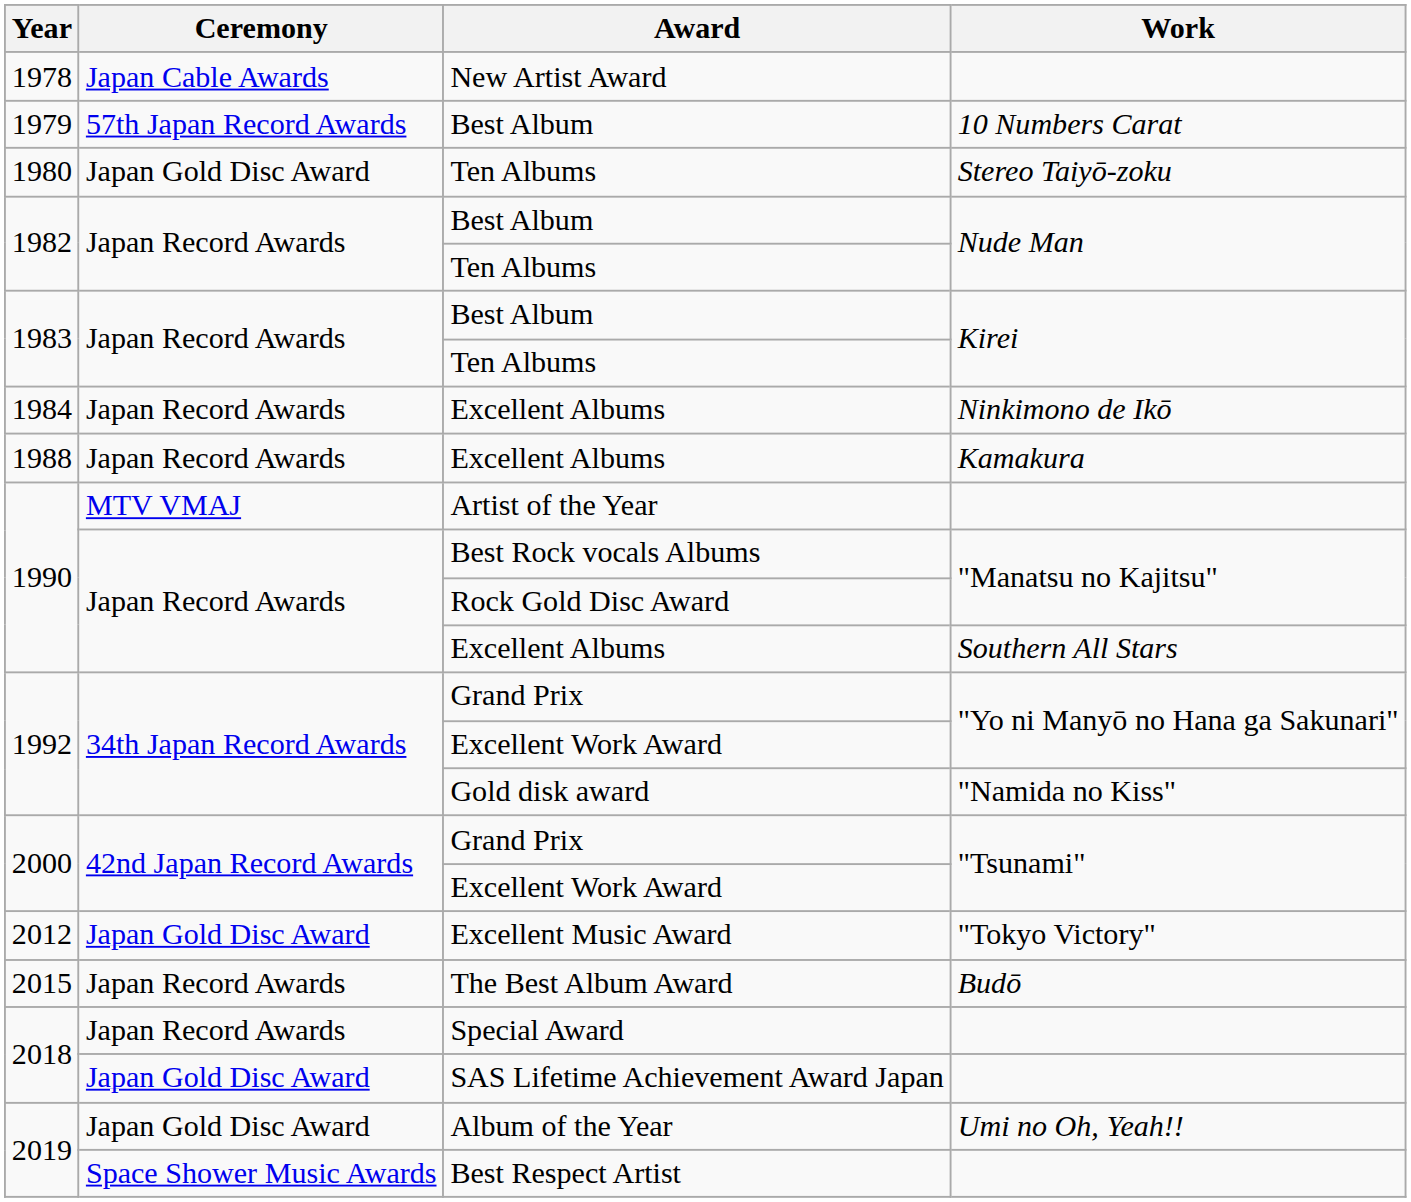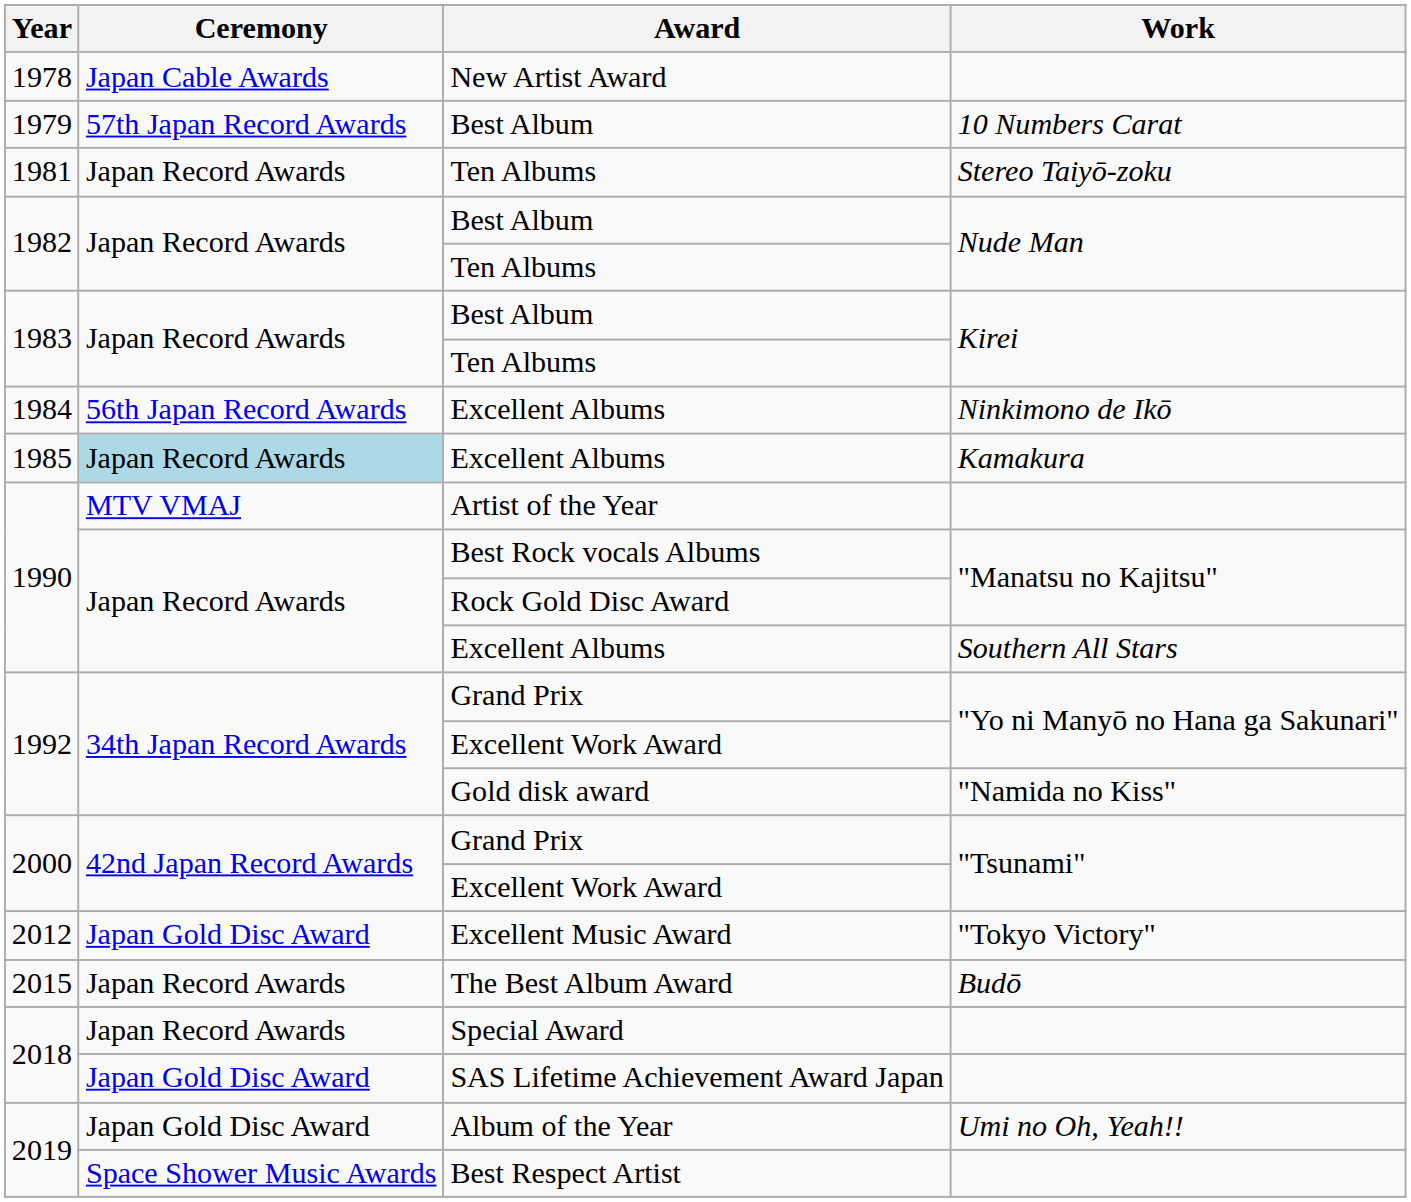(42, 171) 1980 -> (42, 171) 1981
(228, 171) Japan Gold Disc Award -> (216, 171) Japan Record Awards
(216, 409) Japan Record Awards -> (246, 409) 56th Japan Record Awards
(42, 457) 1988 -> (42, 457) 1985
(216, 457) no background -> (216, 457) lightblue background
